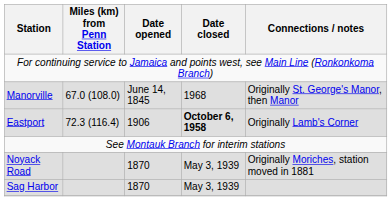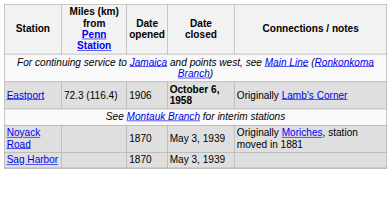- row: (30, 95)
